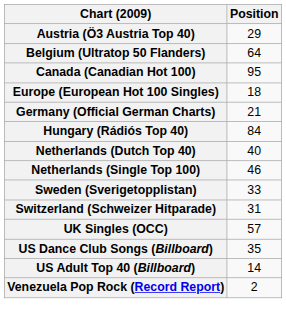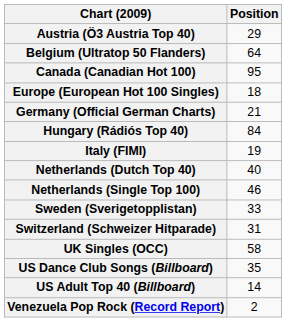+ row: (116, 151)
(254, 229) 57 -> (254, 248) 58
